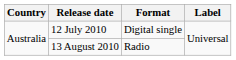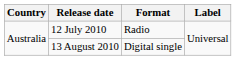(153, 30) Digital single -> (137, 30) Radio
(137, 47) Radio -> (153, 47) Digital single
